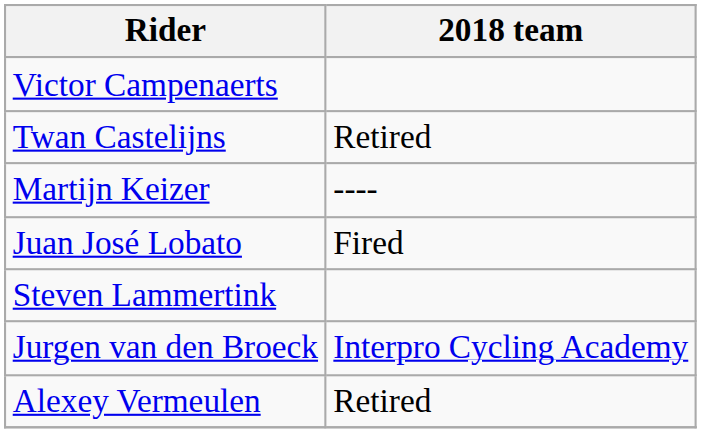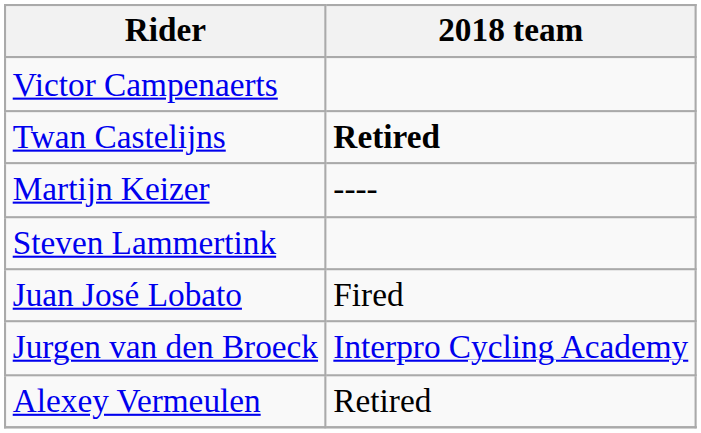(382, 136) normal -> (387, 136) bold
rows swapped: (144, 294) <-> (127, 242)
